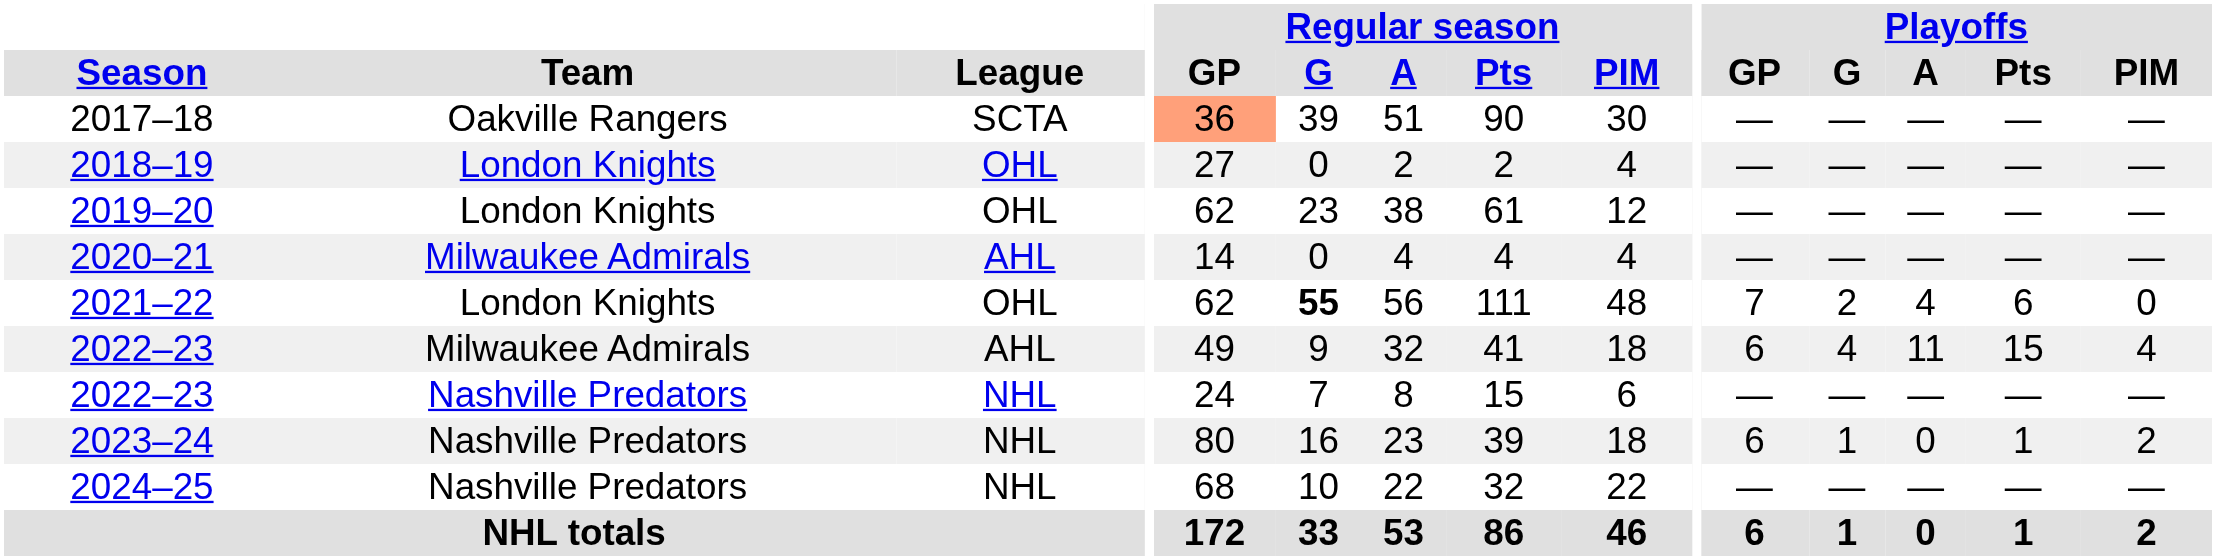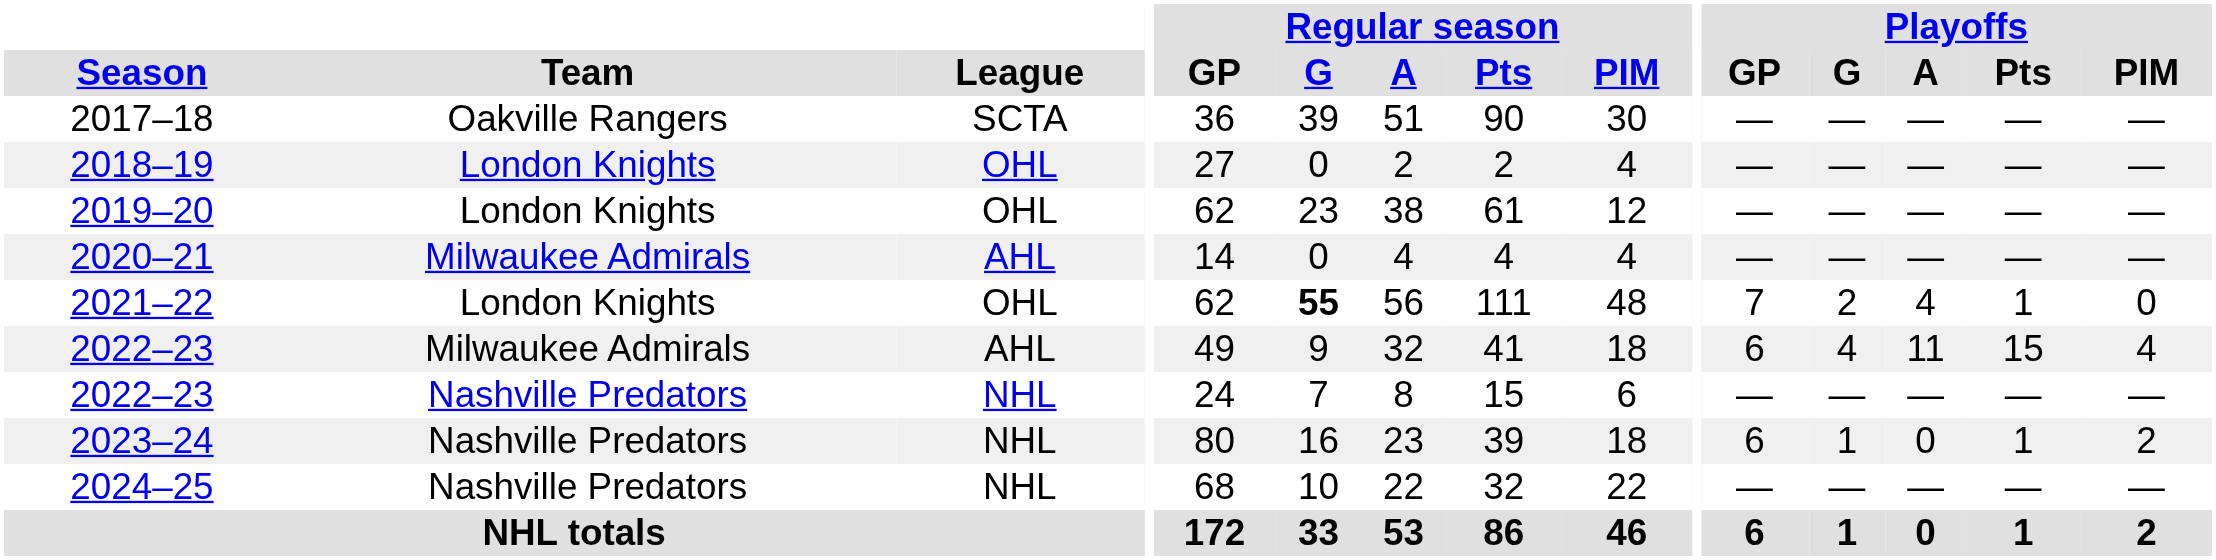(1214, 118) lightsalmon background -> (1214, 118) no background
(2023, 302) 6 -> (2023, 302) 1
